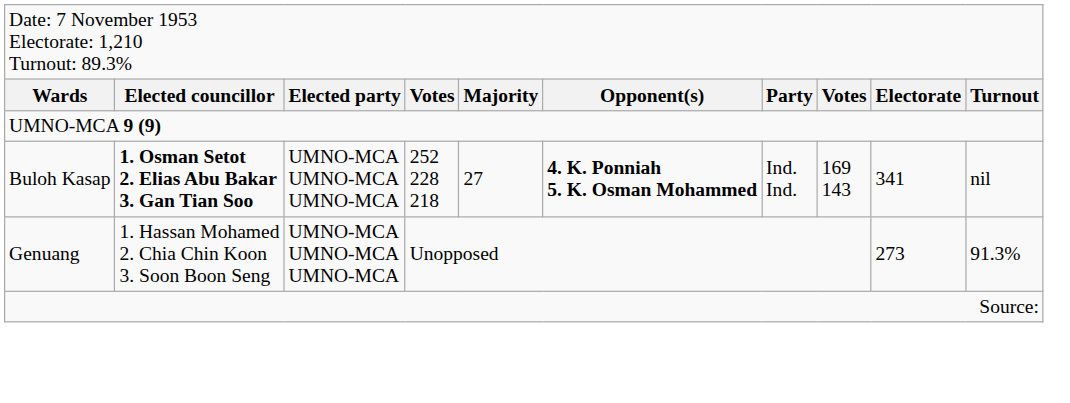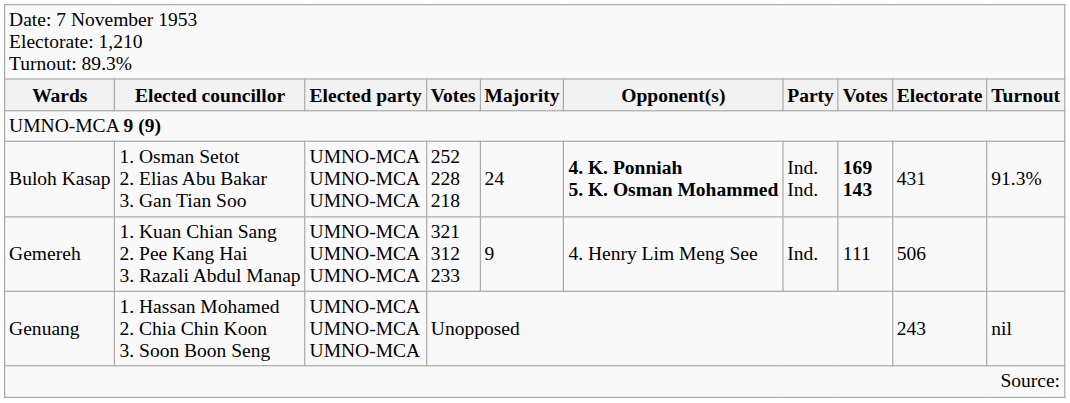(198, 178) bold -> (193, 178) normal
(473, 178) 27 -> (494, 178) 24
(836, 178) normal -> (858, 178) bold
(890, 178) 341 -> (911, 178) 431
(980, 178) nil -> (1017, 178) 91.3%
+ row: (45, 253)
(890, 253) 273 -> (911, 328) 243
(995, 253) 91.3% -> (1002, 328) nil
